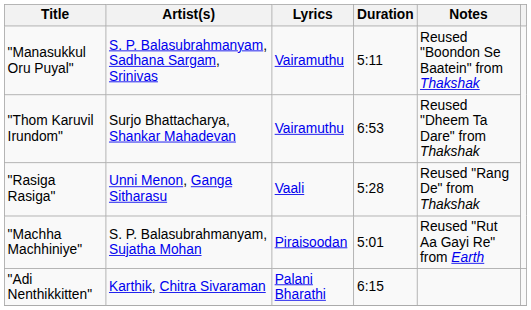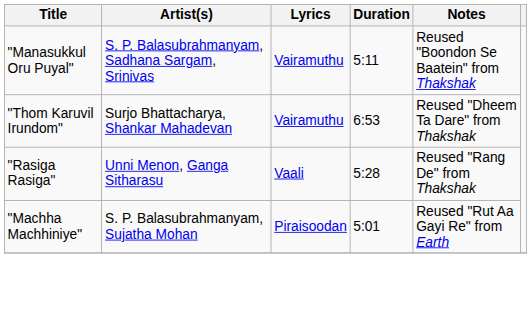- row: (50, 287)
